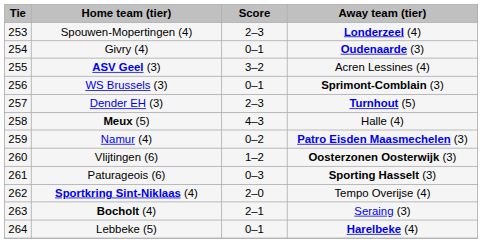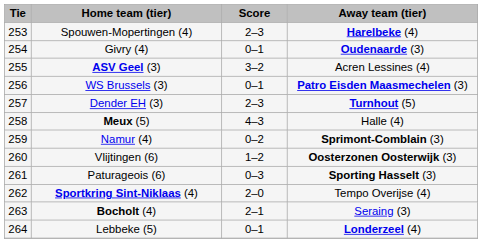(382, 32) Londerzeel (4) -> (382, 32) Harelbeke (4)
(382, 86) Sprimont-Comblain (3) -> (382, 86) Patro Eisden Maasmechelen (3)
(382, 140) Patro Eisden Maasmechelen (3) -> (382, 140) Sprimont-Comblain (3)
(382, 229) Harelbeke (4) -> (382, 229) Londerzeel (4)
